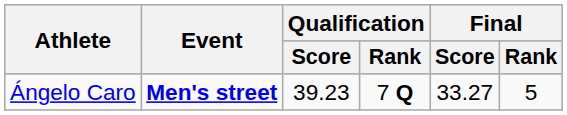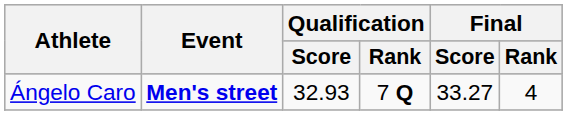(321, 92) 39.23 -> (321, 92) 32.93
(531, 92) 5 -> (531, 92) 4
